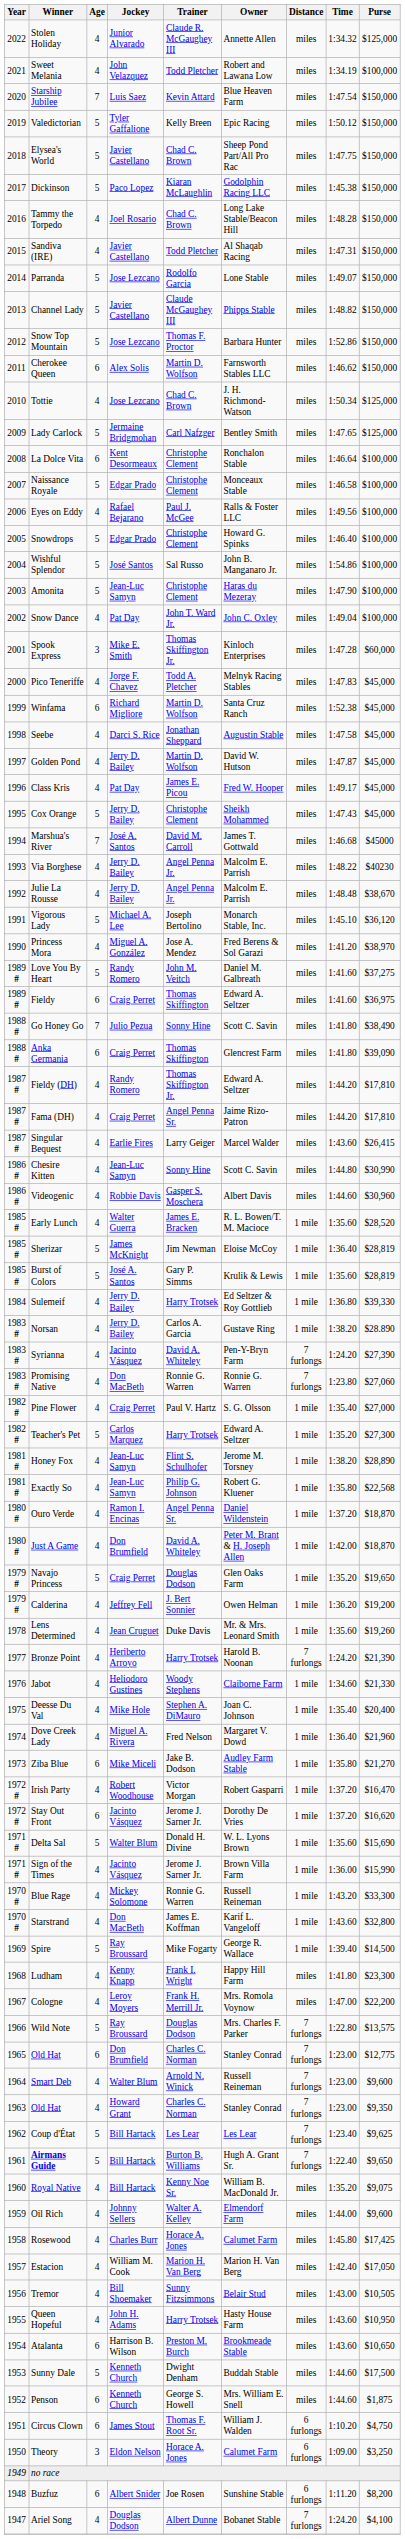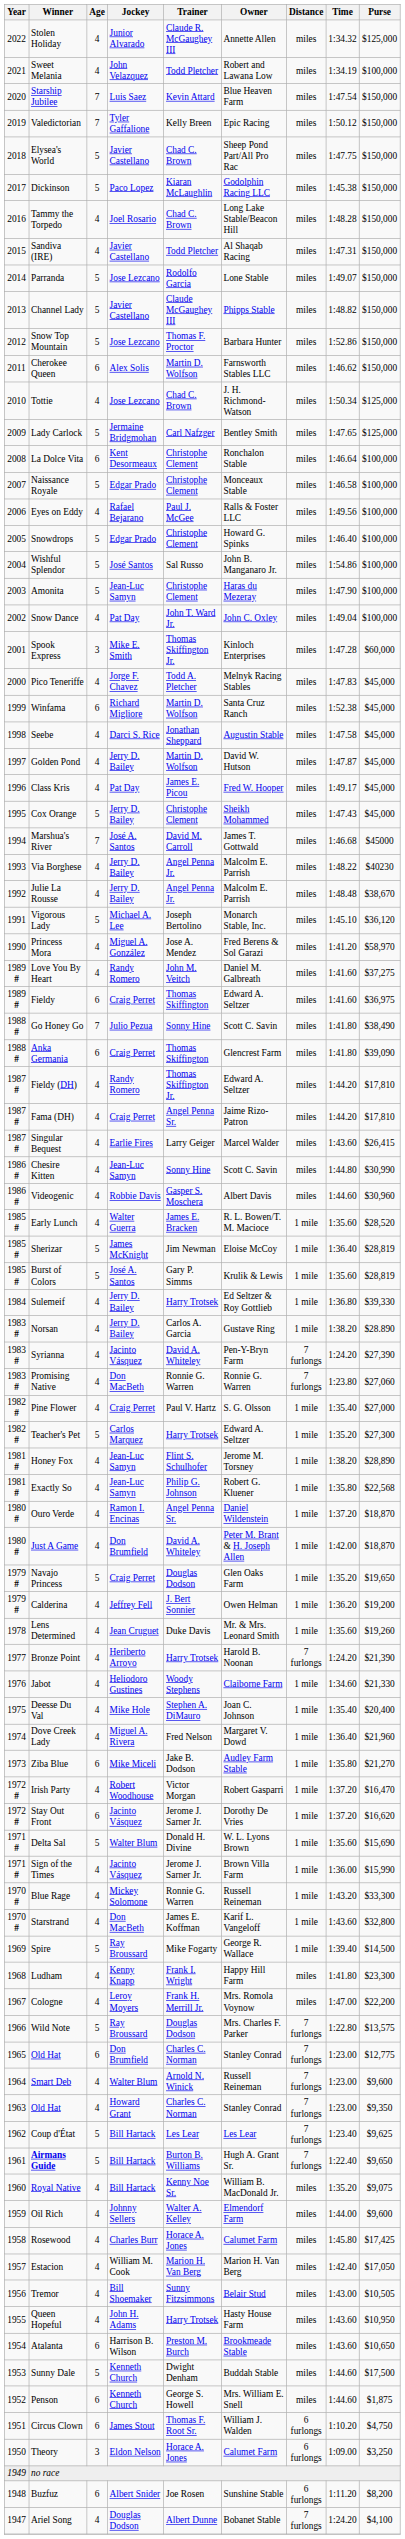(97, 124) 5 -> (97, 124) 7
(380, 947) $38,970 -> (380, 947) $58,970
(97, 973) 5 -> (97, 973) 4
